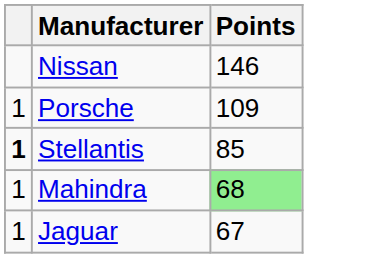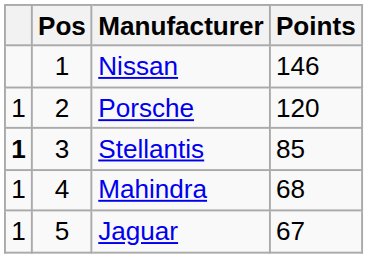+ column: (62, 25)
(237, 107) 109 -> (298, 107) 120
(230, 190) lightgreen background -> (290, 190) no background
